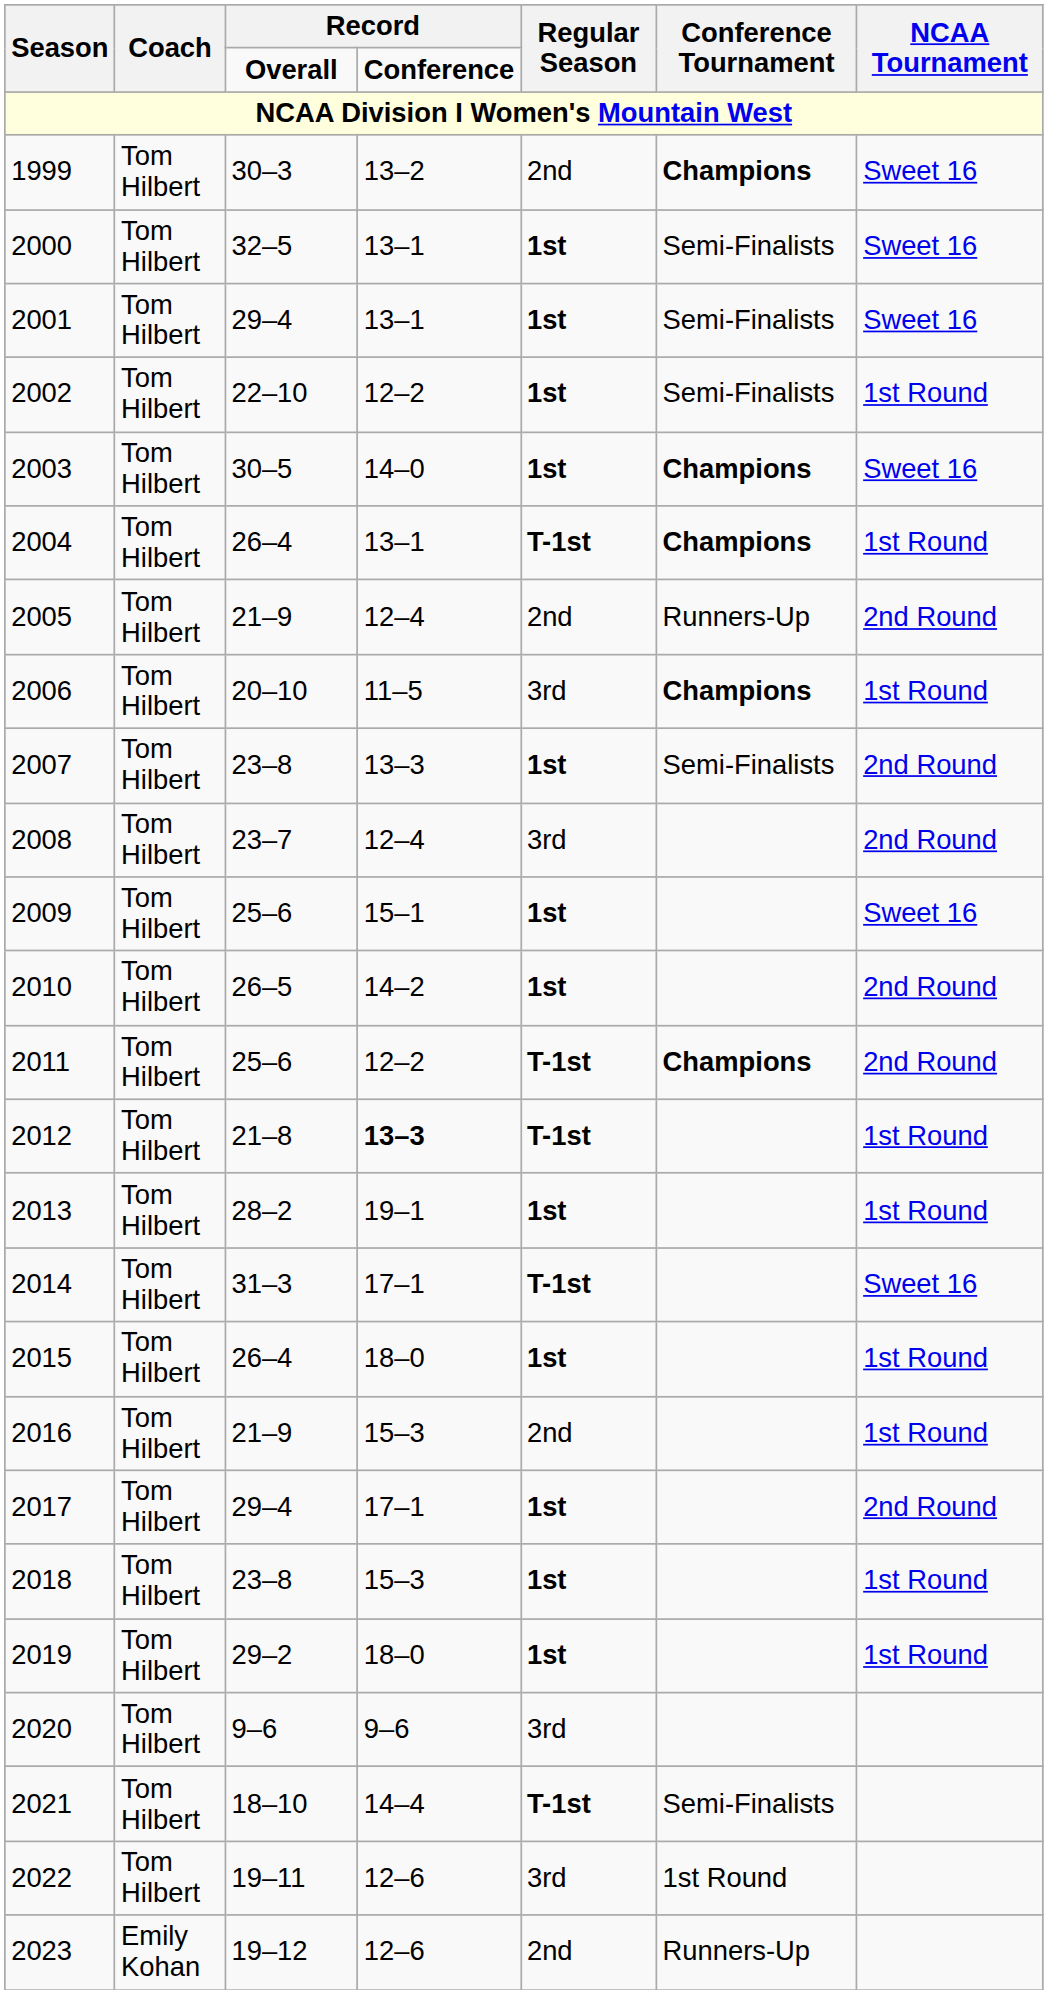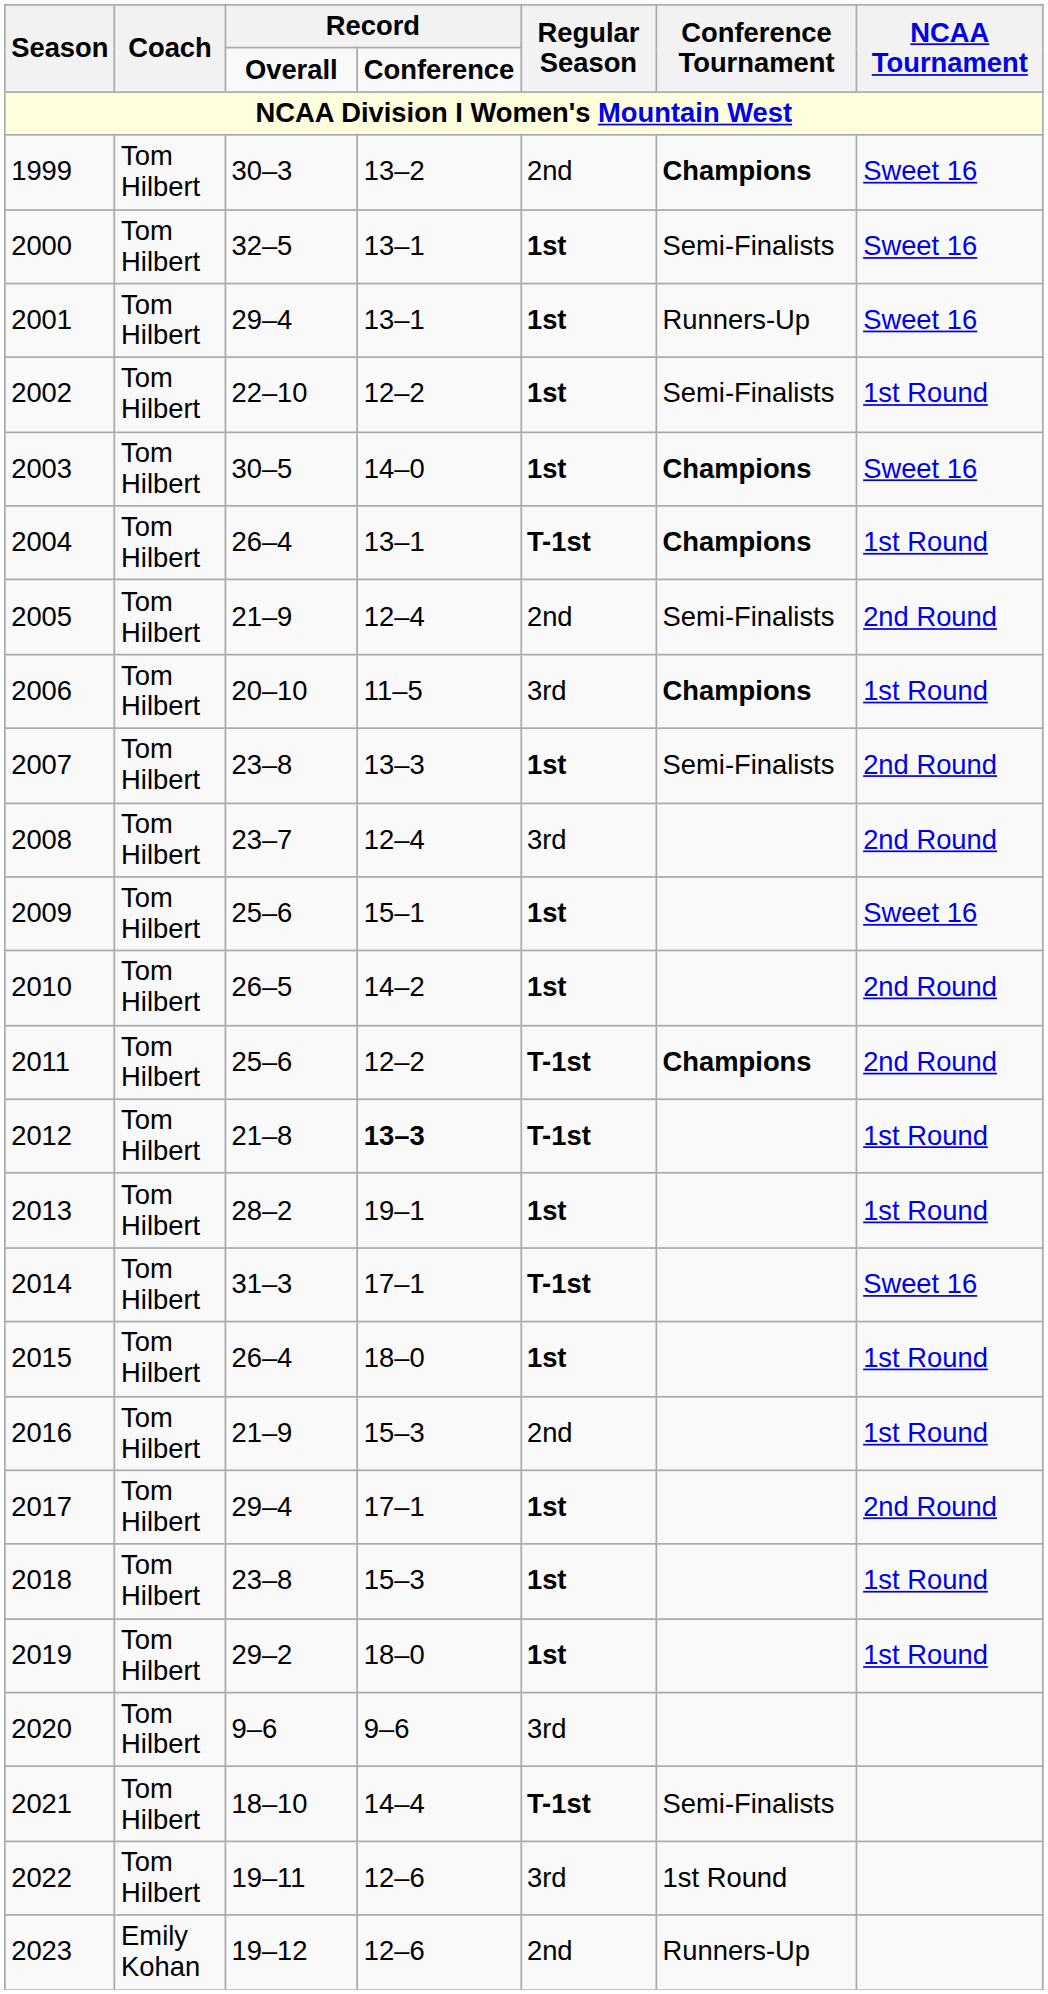(748, 320) Semi-Finalists -> (736, 320) Runners-Up
(736, 616) Runners-Up -> (748, 616) Semi-Finalists
